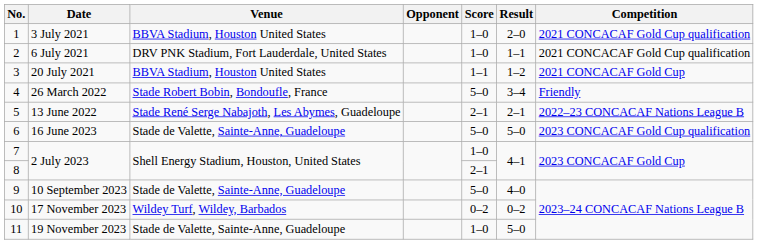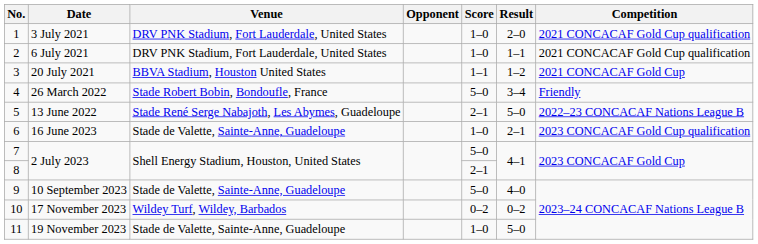(229, 33) BBVA Stadium, Houston United States -> (260, 33) DRV PNK Stadium, Fort Lauderdale, United States
(516, 111) 2–1 -> (516, 111) 5–0
(479, 131) 5–0 -> (479, 131) 1–0
(516, 131) 5–0 -> (516, 131) 2–1
(479, 151) 1–0 -> (479, 151) 5–0
